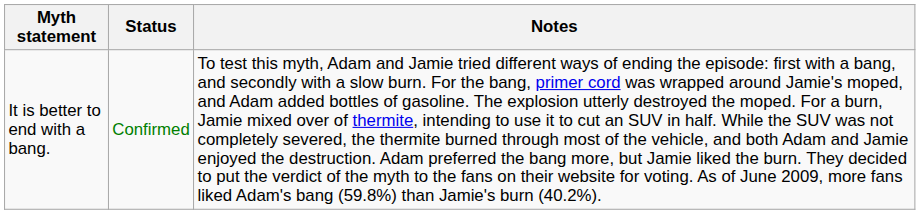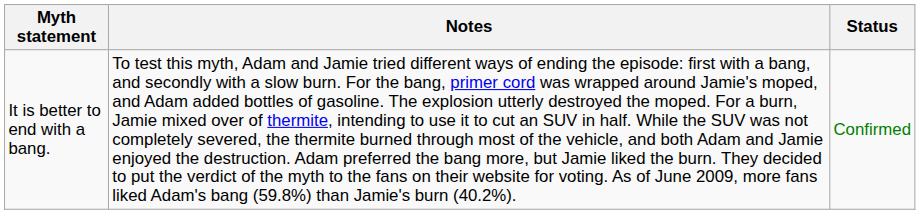columns swapped: (151, 27) <-> (554, 27)
